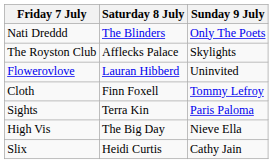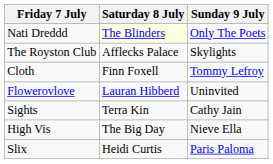(134, 33) no background -> (134, 33) lightyellow background
rows swapped: (41, 71) <-> (21, 91)
(222, 110) Paris Paloma -> (216, 110) Cathy Jain
(216, 149) Cathy Jain -> (222, 149) Paris Paloma
